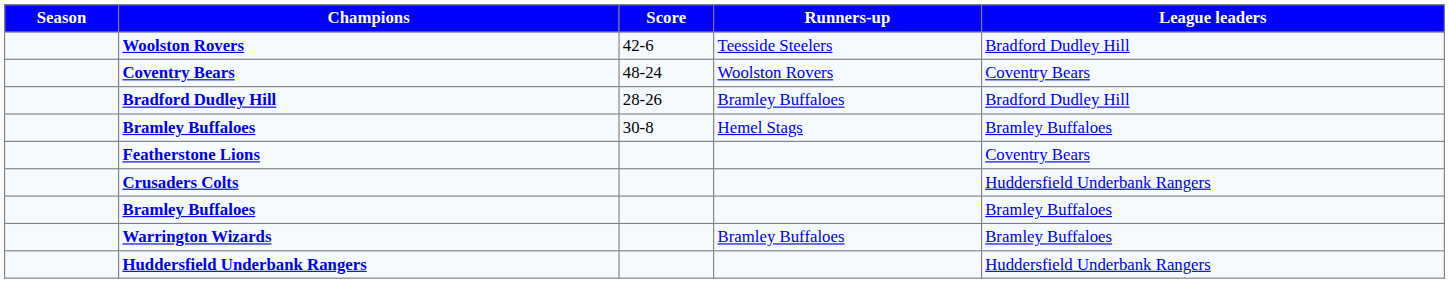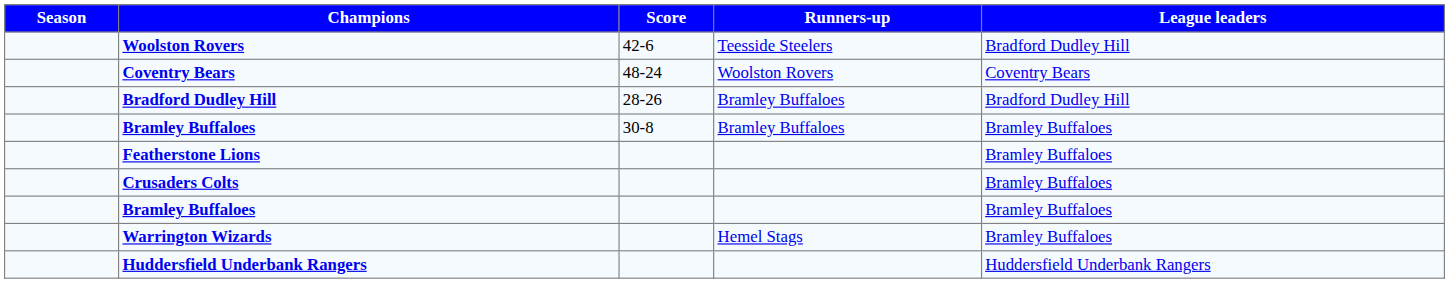(760, 127) Hemel Stags -> (781, 127) Bramley Buffaloes
(1038, 154) Coventry Bears -> (1049, 154) Bramley Buffaloes
(1098, 182) Huddersfield Underbank Rangers -> (1049, 182) Bramley Buffaloes
(781, 237) Bramley Buffaloes -> (760, 237) Hemel Stags
